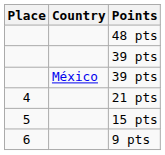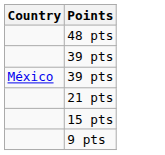- column: (27, 15)
